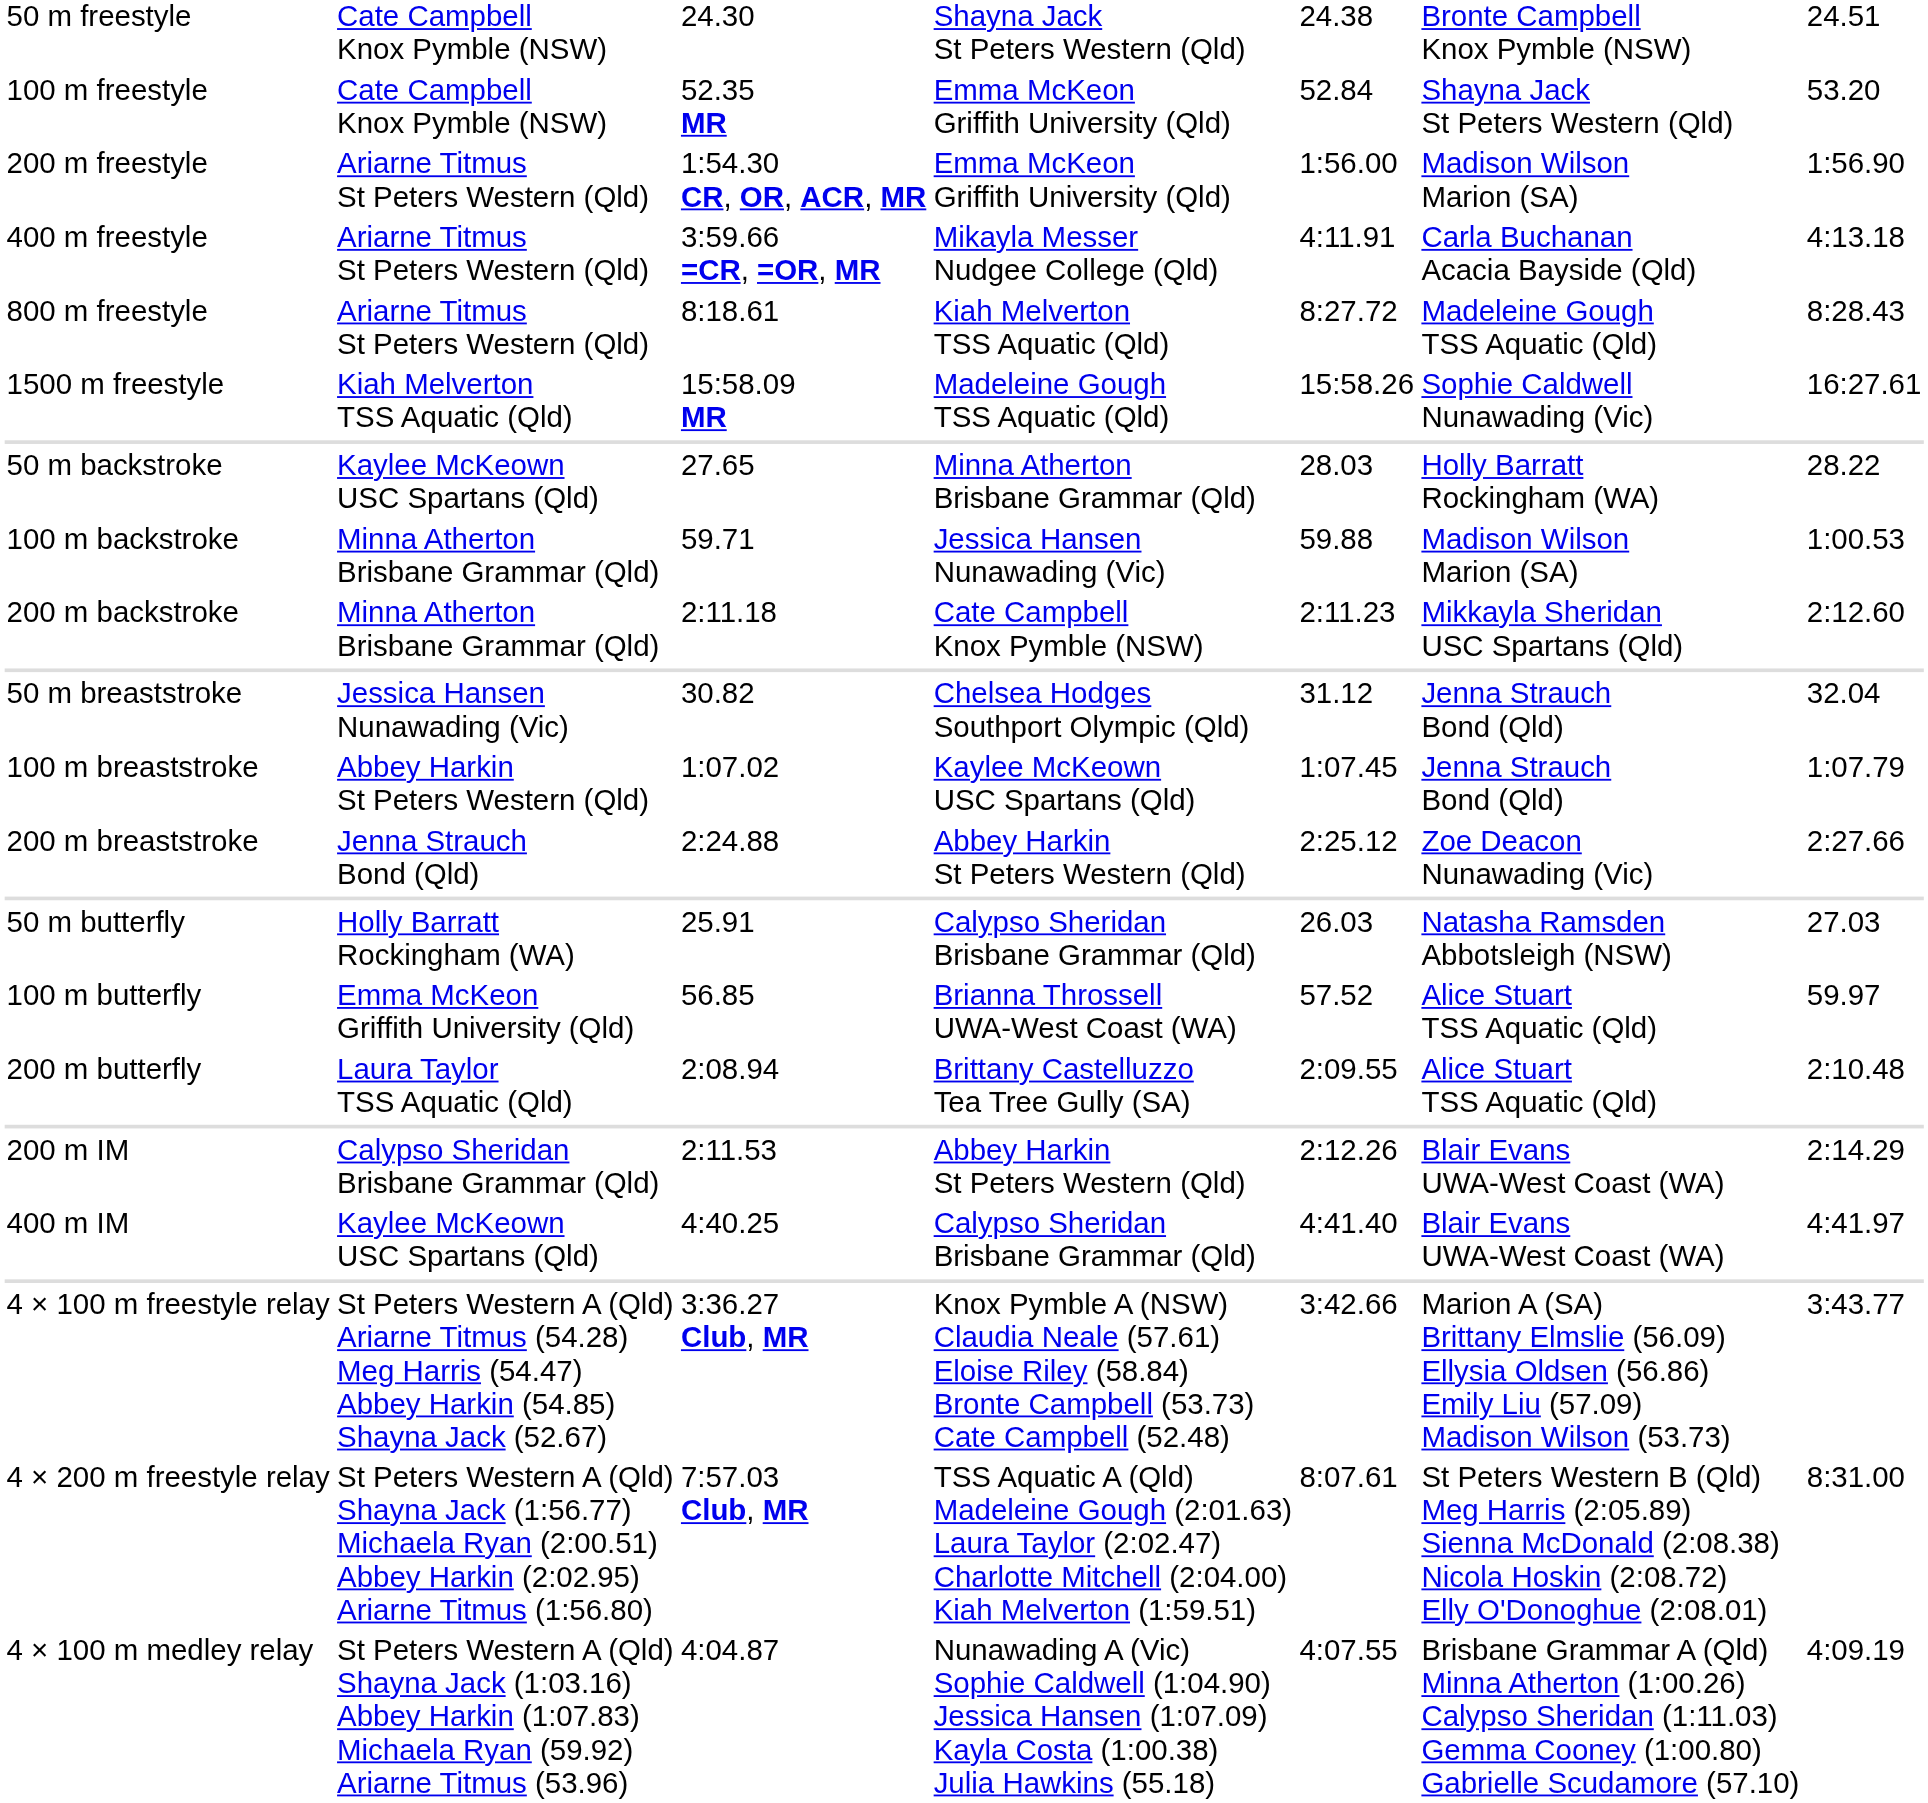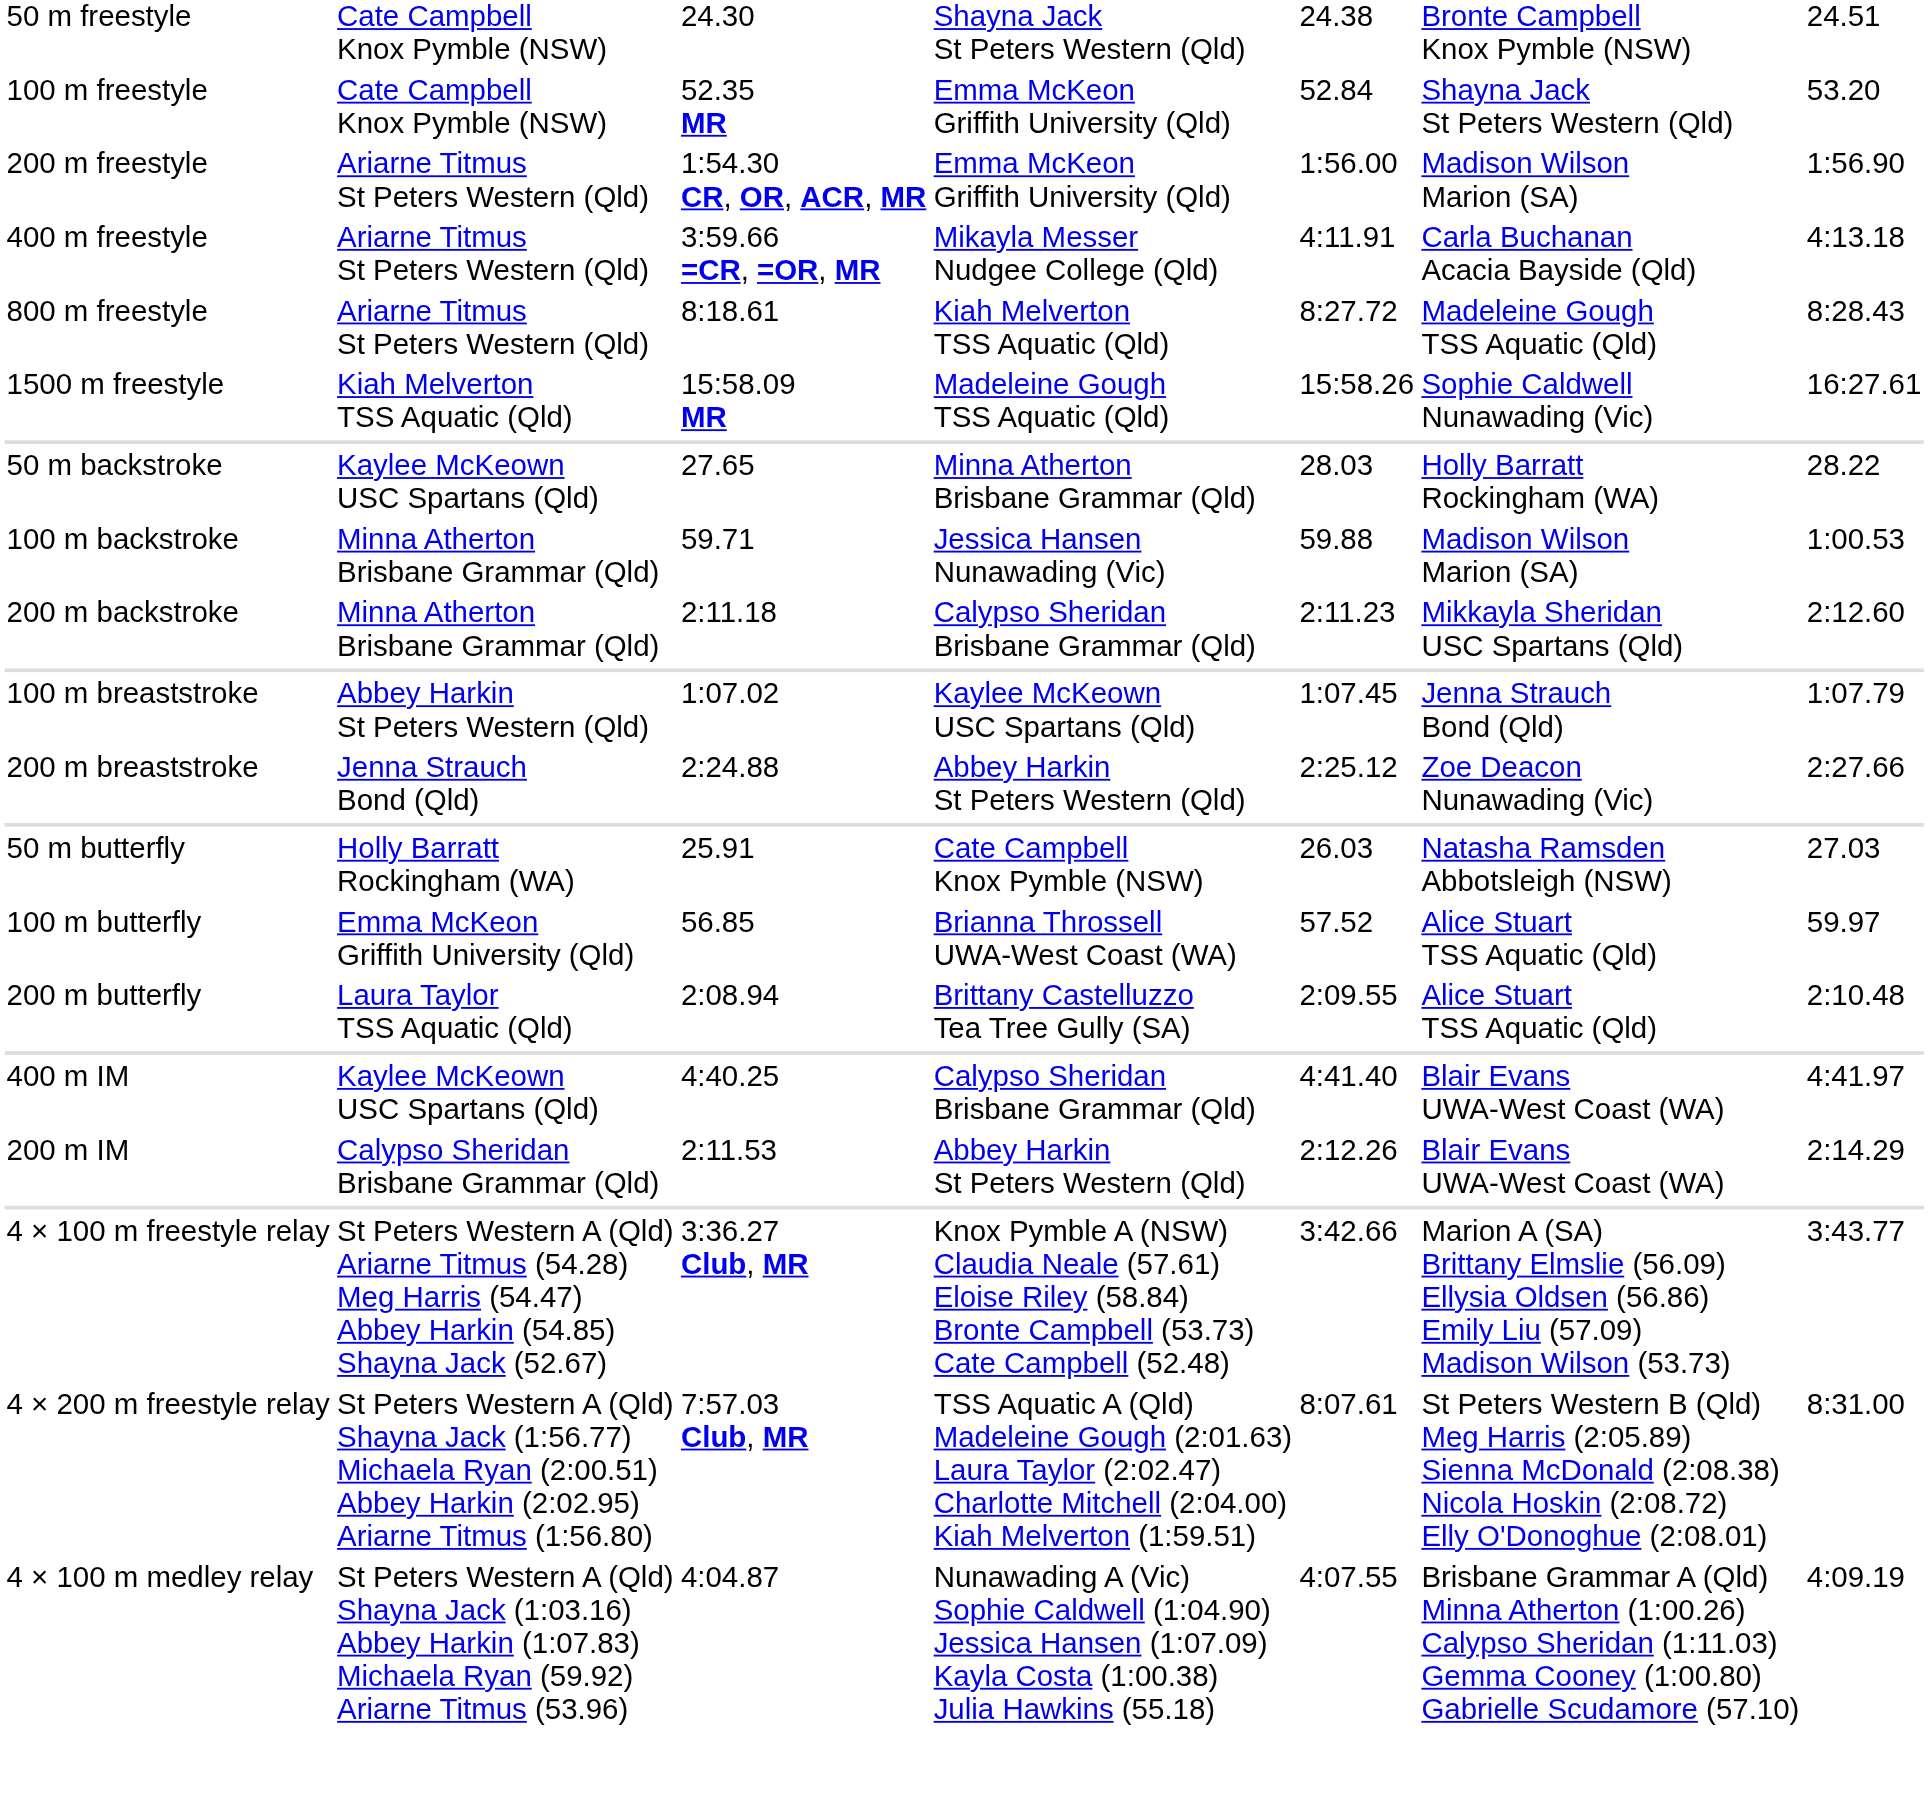(1069, 629) Cate Campbell Knox Pymble (NSW) -> (1095, 629) Calypso Sheridan Brisbane Grammar (Qld)
- row: (124, 693)
(1095, 938) Calypso Sheridan Brisbane Grammar (Qld) -> (1069, 864) Cate Campbell Knox Pymble (NSW)
rows swapped: (68, 1150) <-> (68, 1223)
